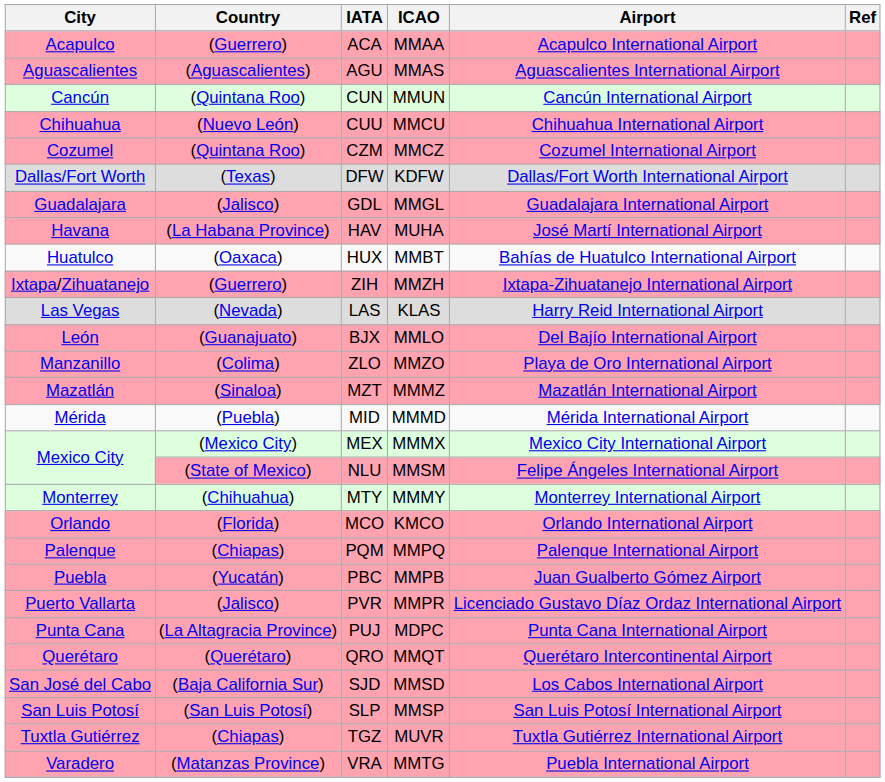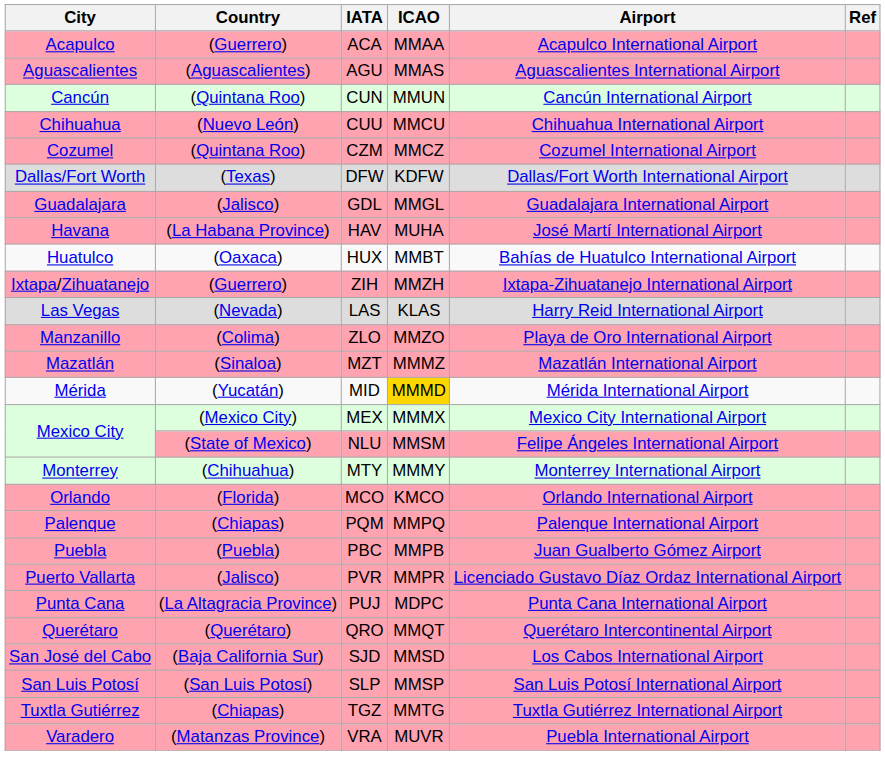- row: (365, 337)
(248, 417) (Puebla) -> (248, 390) (Yucatán)
(419, 417) no background -> (419, 390) gold background
(248, 577) (Yucatán) -> (248, 550) (Puebla)
(419, 737) MUVR -> (419, 710) MMTG
(419, 763) MMTG -> (419, 737) MUVR
